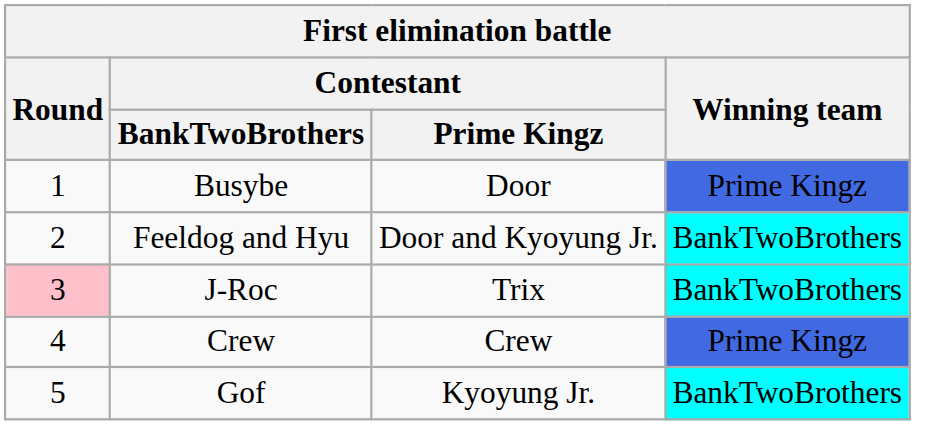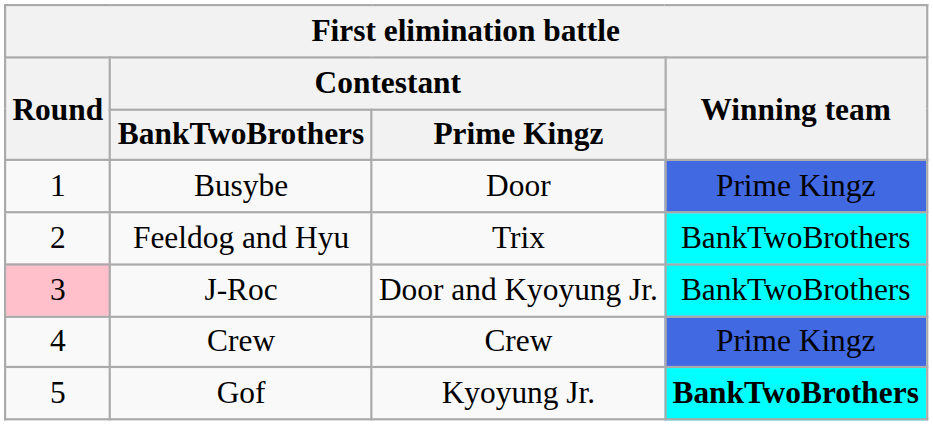(518, 237) Door and Kyoyung Jr. -> (518, 237) Trix
(518, 289) Trix -> (518, 289) Door and Kyoyung Jr.
(787, 393) normal -> (796, 393) bold
